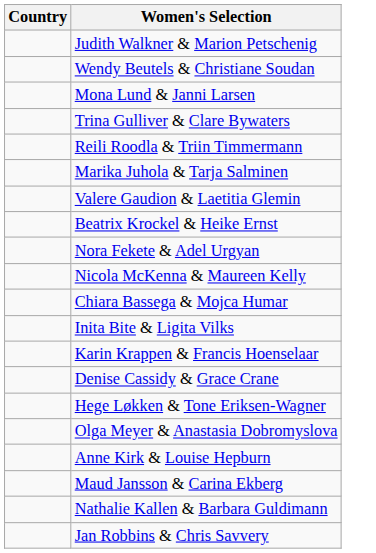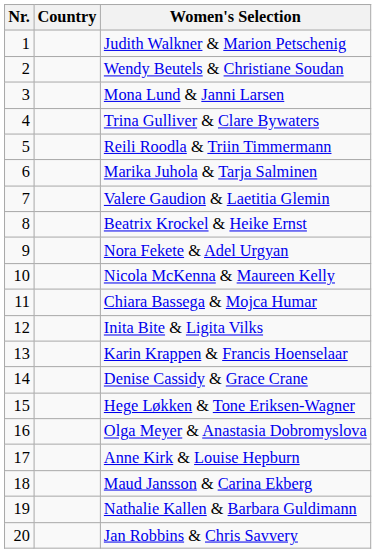+ column: (19, 17)
